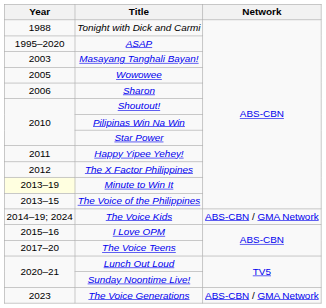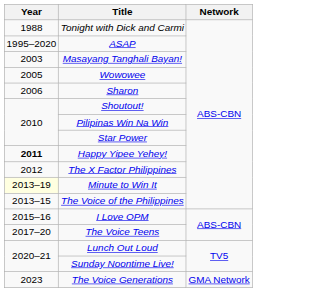(40, 153) normal -> (31, 153) bold
- row: (139, 216)
(262, 295) ABS-CBN / GMA Network -> (219, 279) GMA Network
